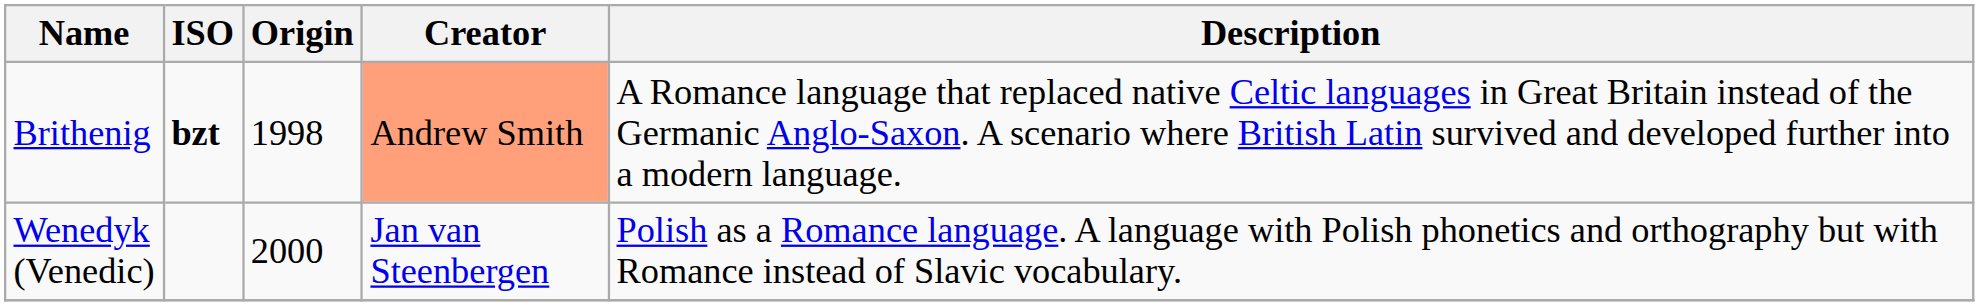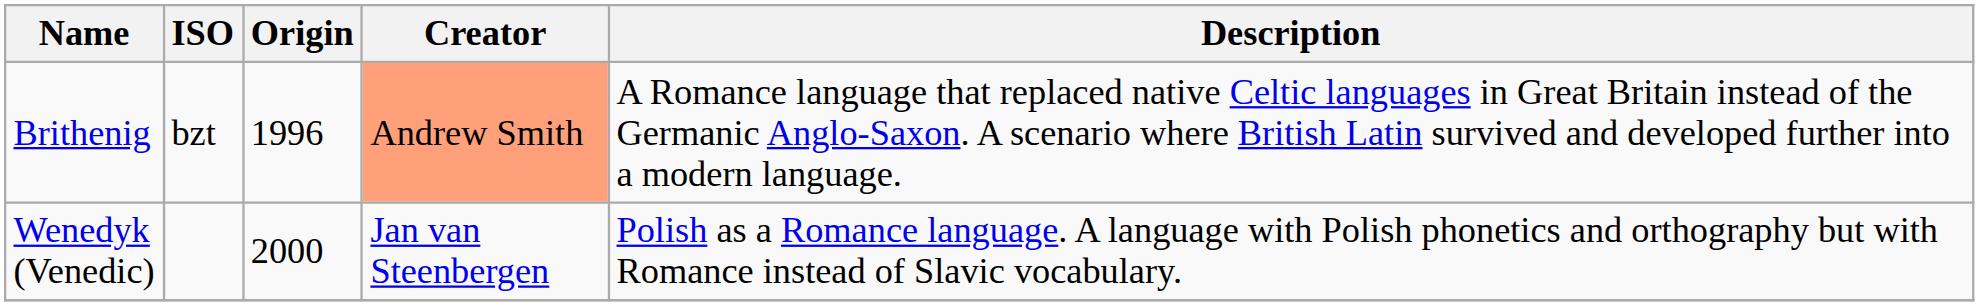(196, 131) bold -> (194, 131) normal
(287, 131) 1998 -> (287, 131) 1996
